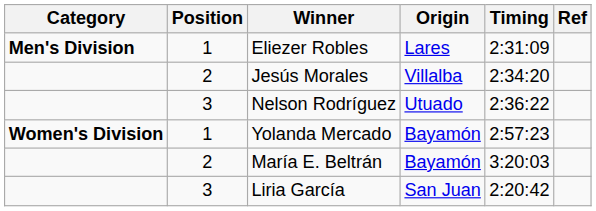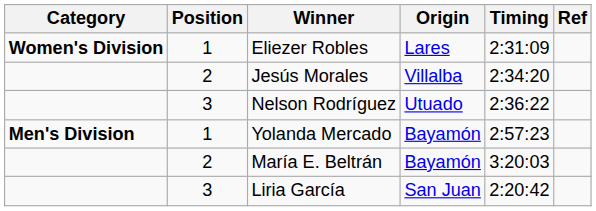(72, 47) Men's Division -> (86, 47) Women's Division
(86, 133) Women's Division -> (72, 133) Men's Division
